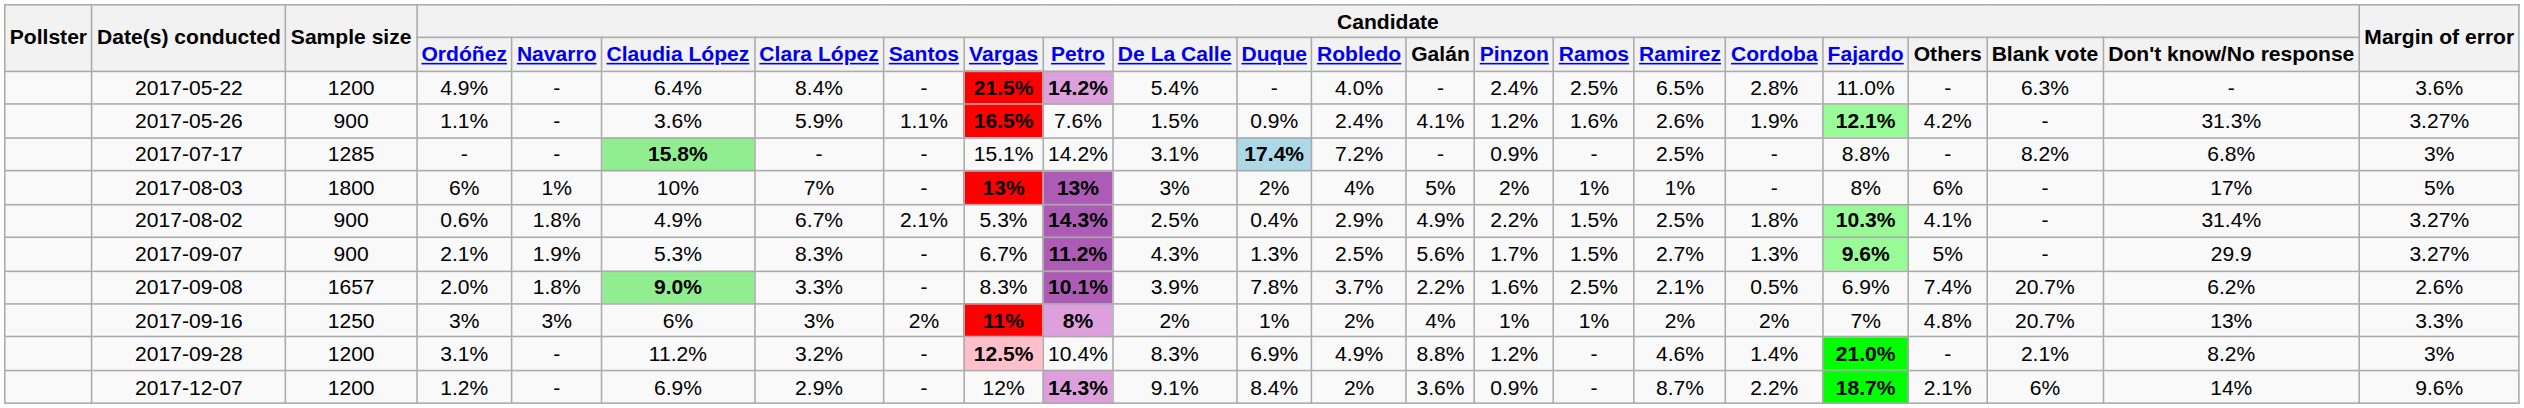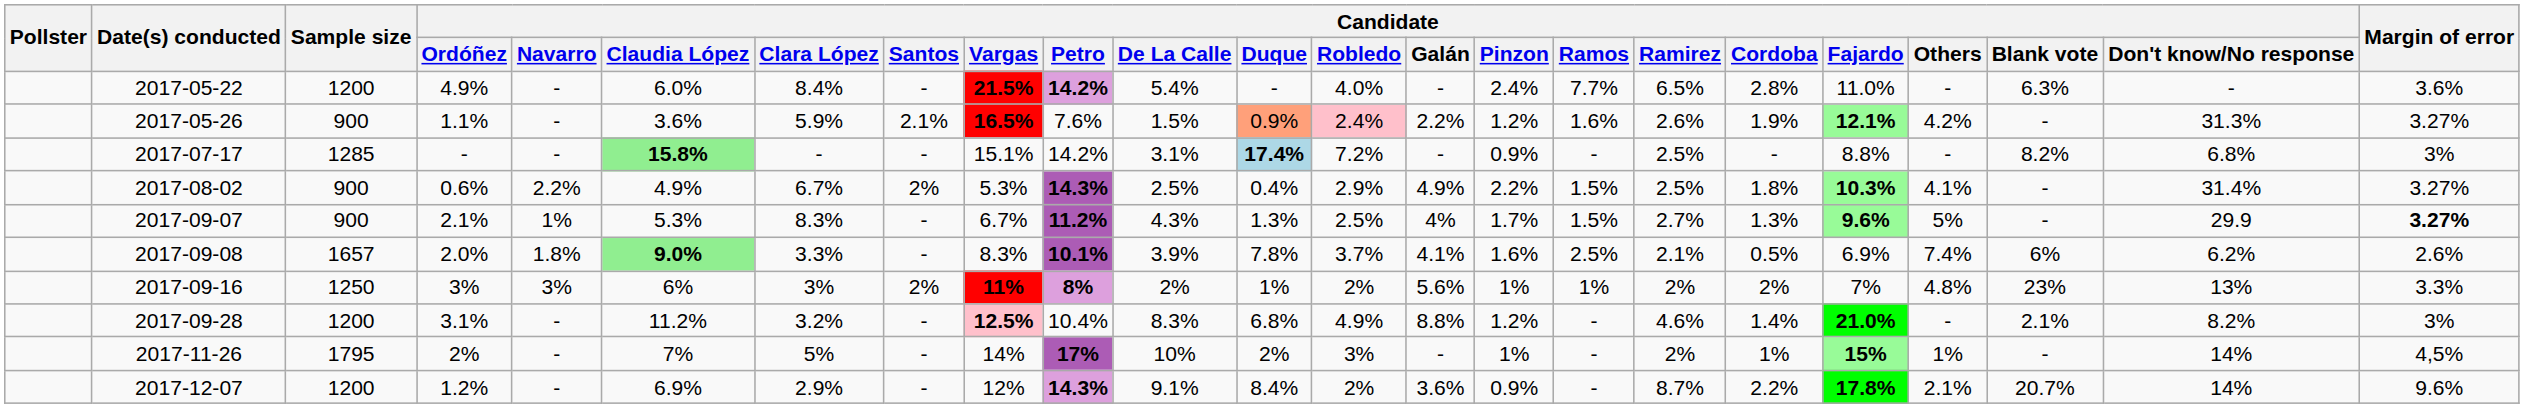(678, 87) 6.4% -> (678, 87) 6.0%
(1594, 87) 2.5% -> (1594, 87) 7.7%
(924, 121) 1.1% -> (924, 121) 2.1%
(1274, 121) no background -> (1274, 121) lightsalmon background
(1359, 121) no background -> (1359, 121) pink background
(1440, 121) 4.1% -> (1440, 121) 2.2%
- row: (189, 187)
(557, 220) 1.8% -> (557, 187) 2.2%
(924, 220) 2.1% -> (924, 187) 2%
(557, 254) 1.9% -> (557, 220) 1%
(1440, 254) 5.6% -> (1441, 220) 4%
(2439, 254) normal -> (2439, 220) bold
(1440, 287) 2.2% -> (1440, 254) 4.1%
(2045, 287) 20.7% -> (2045, 254) 6%
(1441, 320) 4% -> (1440, 287) 5.6%
(2045, 320) 20.7% -> (2045, 287) 23%
(1274, 353) 6.9% -> (1274, 320) 6.8%
+ row: (189, 353)
(1866, 386) 18.7% -> (1866, 386) 17.8%
(2045, 386) 6% -> (2045, 386) 20.7%
